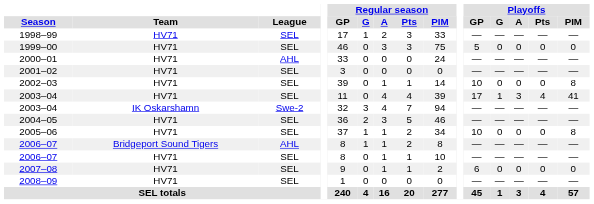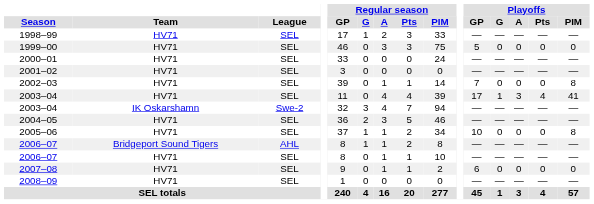(289, 59) AHL -> (289, 59) SEL
(477, 83) 10 -> (477, 83) 7
